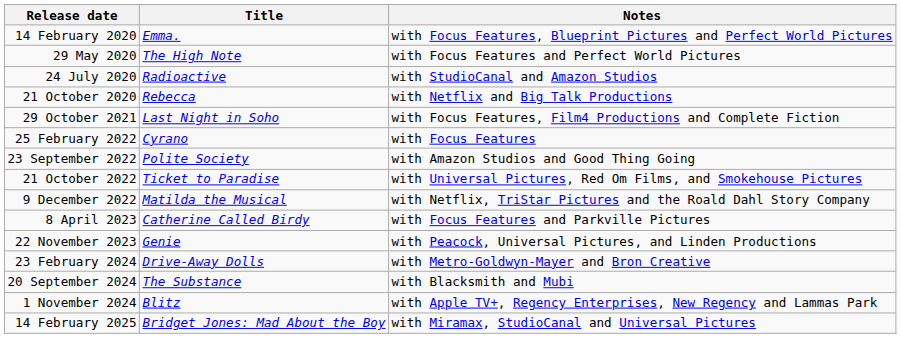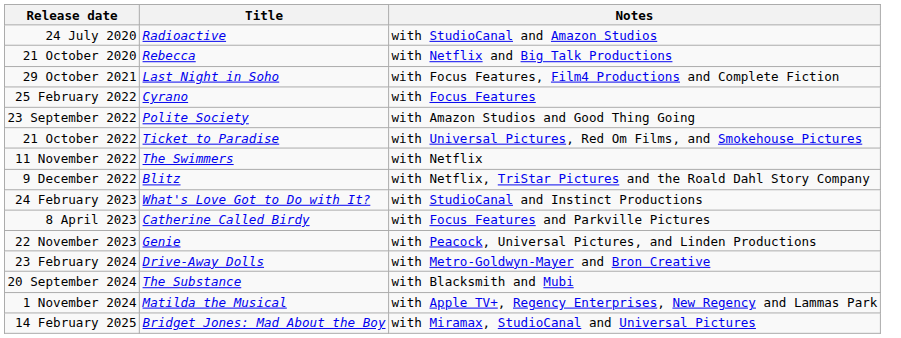- row: (76, 35)
- row: (95, 56)
+ row: (76, 159)
(215, 200) Matilda the Musical -> (162, 179) Blitz
+ row: (76, 200)
(162, 302) Blitz -> (215, 302) Matilda the Musical
